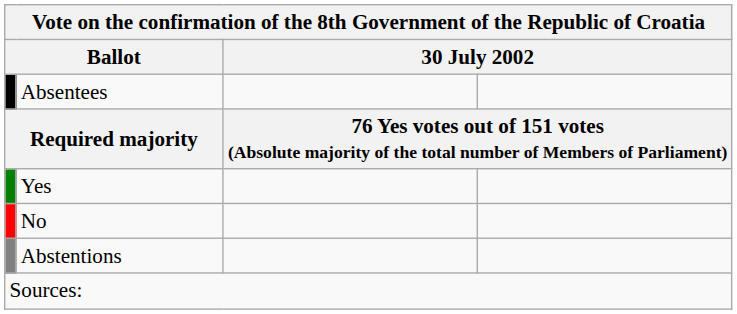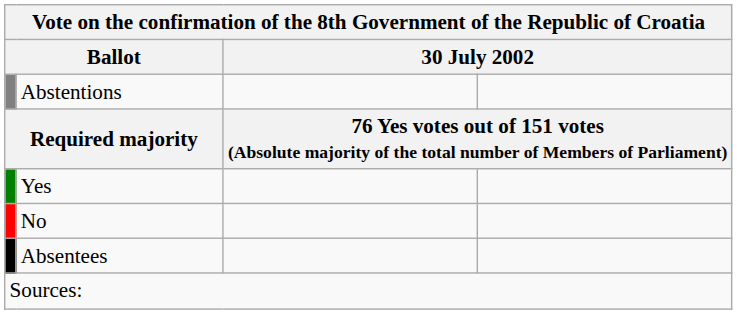rows swapped: (64, 91) <-> (71, 256)
